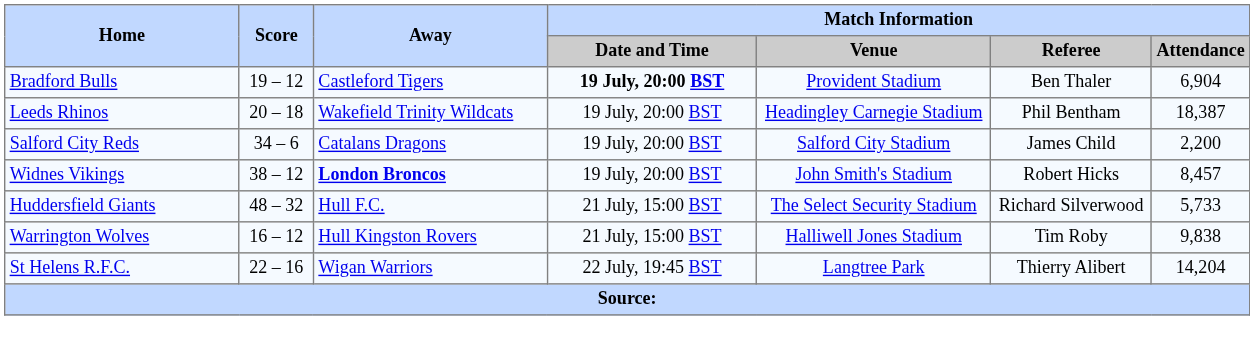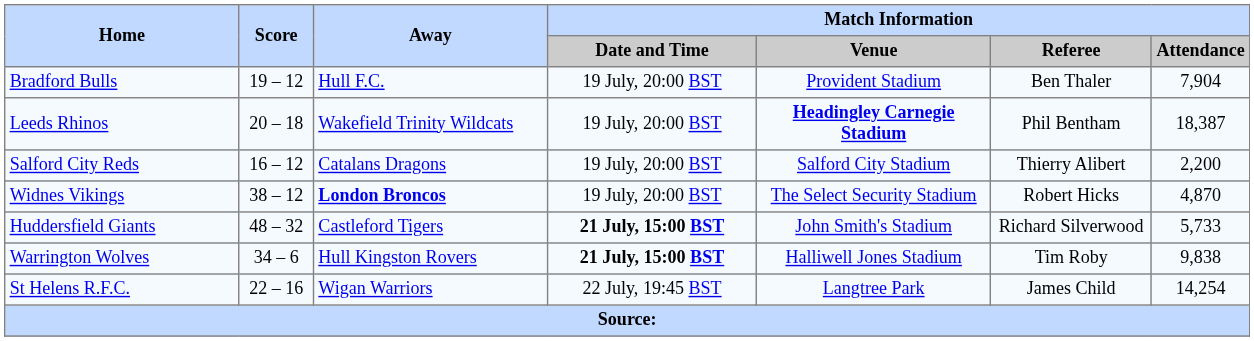(381, 82) Castleford Tigers -> (351, 82) Hull F.C.
(652, 82) bold -> (652, 82) normal
(1201, 82) 6,904 -> (1201, 82) 7,904
(874, 113) normal -> (874, 123) bold
(276, 144) 34 – 6 -> (276, 165) 16 – 12
(1071, 144) James Child -> (1071, 165) Thierry Alibert
(874, 175) John Smith's Stadium -> (874, 196) The Select Security Stadium
(1201, 175) 8,457 -> (1201, 196) 4,870
(351, 206) Hull F.C. -> (381, 227) Castleford Tigers
(652, 206) normal -> (652, 227) bold
(874, 206) The Select Security Stadium -> (874, 227) John Smith's Stadium
(276, 237) 16 – 12 -> (276, 258) 34 – 6
(652, 237) normal -> (652, 258) bold
(1071, 268) Thierry Alibert -> (1071, 289) James Child
(1201, 268) 14,204 -> (1201, 289) 14,254
